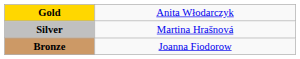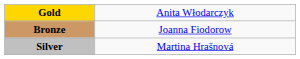rows swapped: (49, 29) <-> (49, 46)
